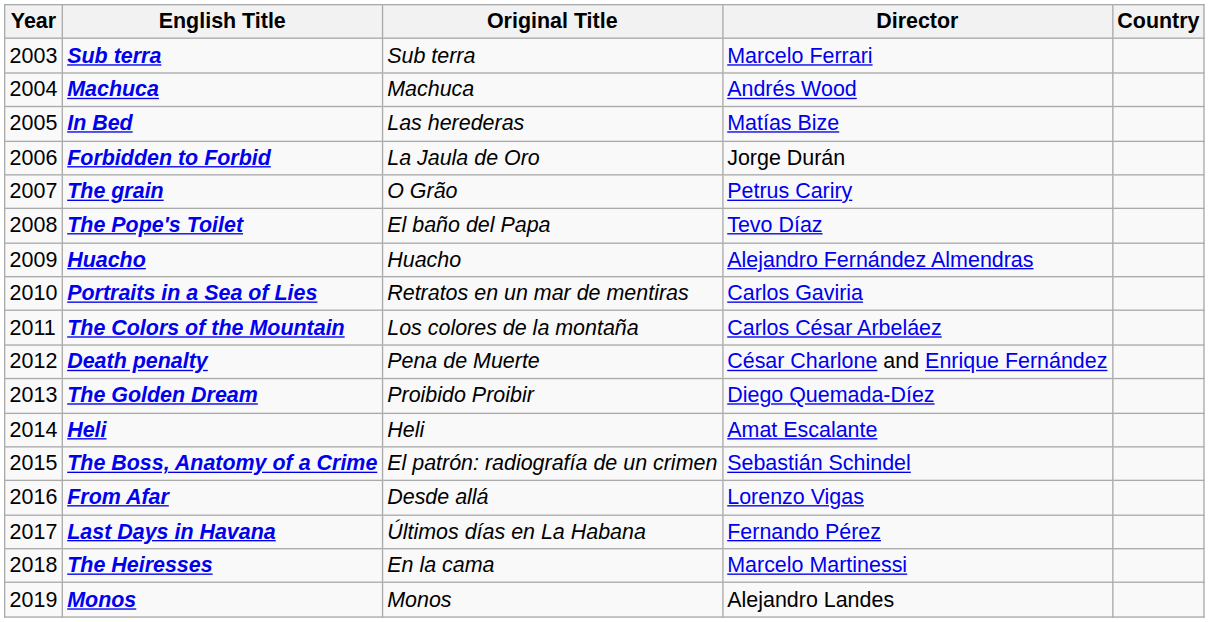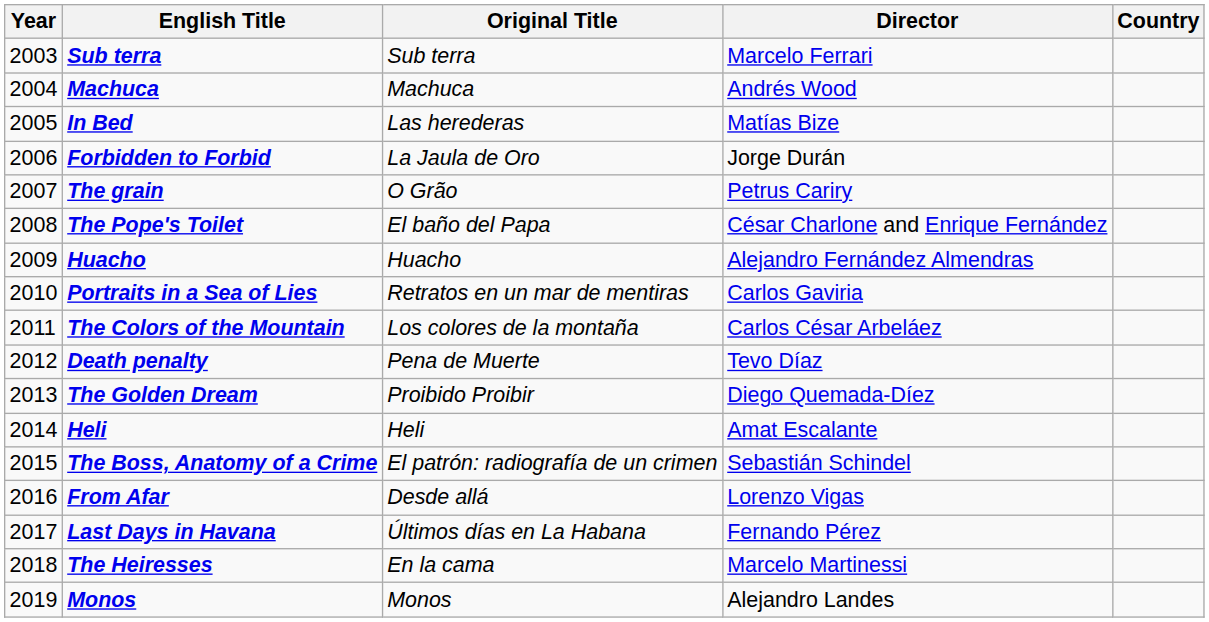(775, 225) Tevo Díaz -> (917, 225) César Charlone and Enrique Fernández
(917, 361) César Charlone and Enrique Fernández -> (775, 361) Tevo Díaz
